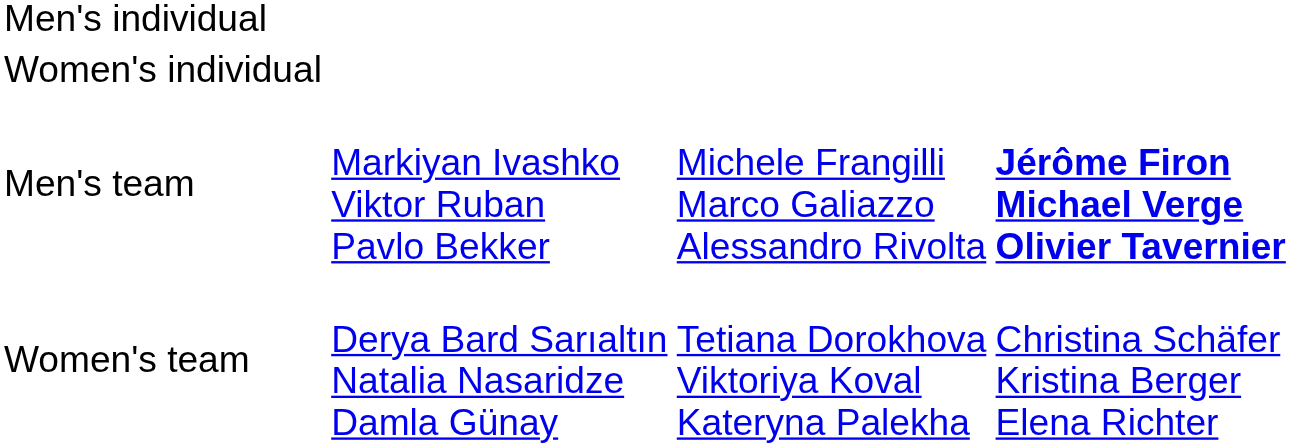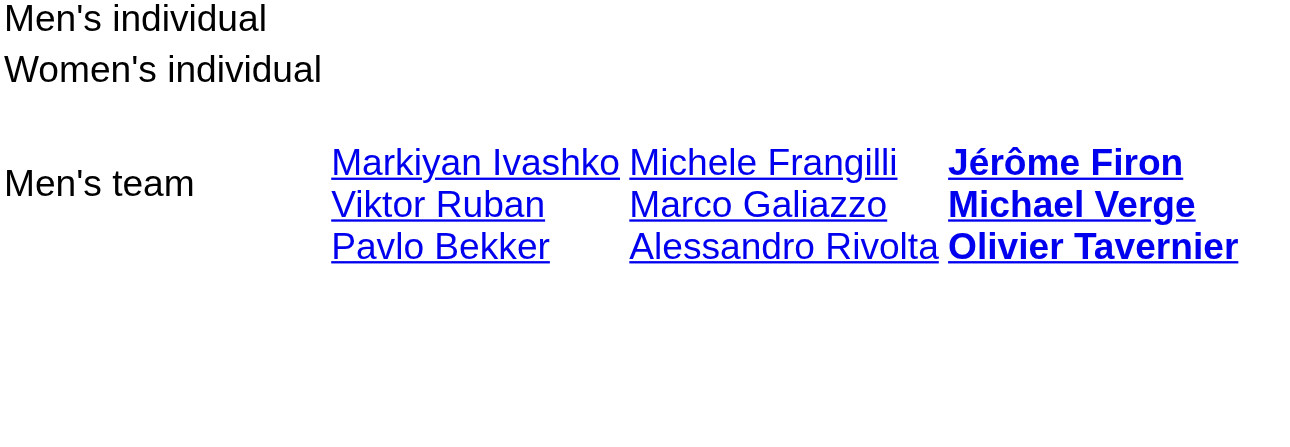- row: (127, 360)
